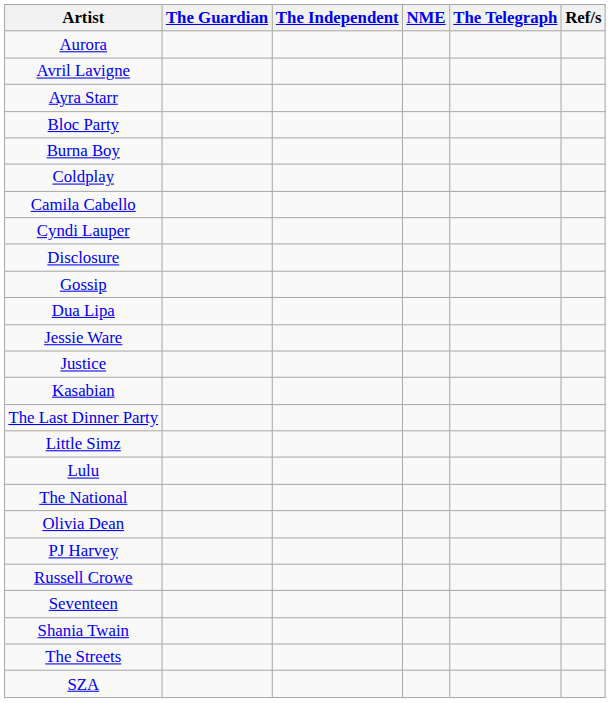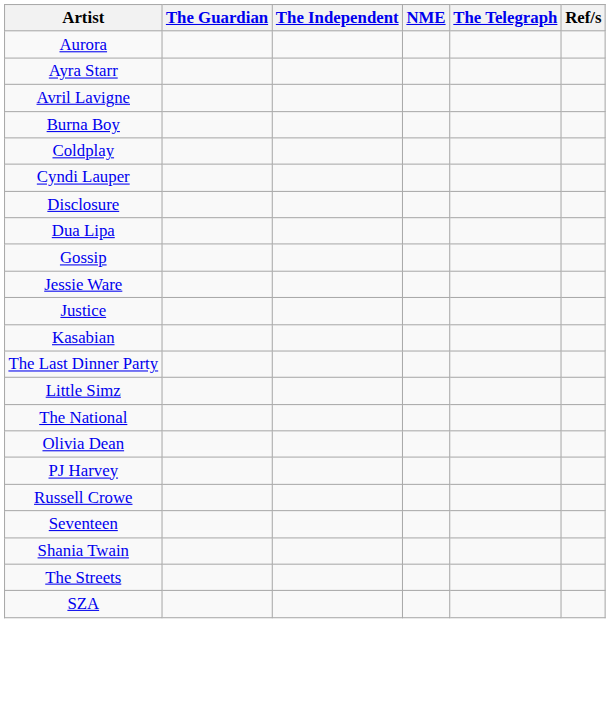rows swapped: (83, 97) <-> (83, 71)
- row: (83, 124)
- row: (83, 204)
rows swapped: (83, 310) <-> (83, 284)
- row: (83, 470)
